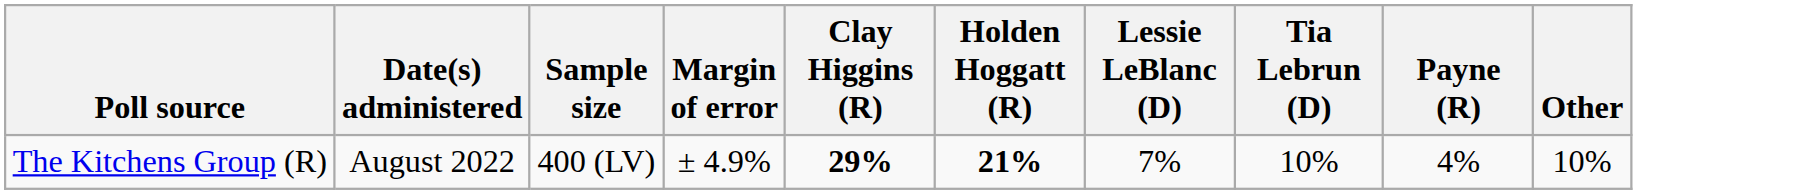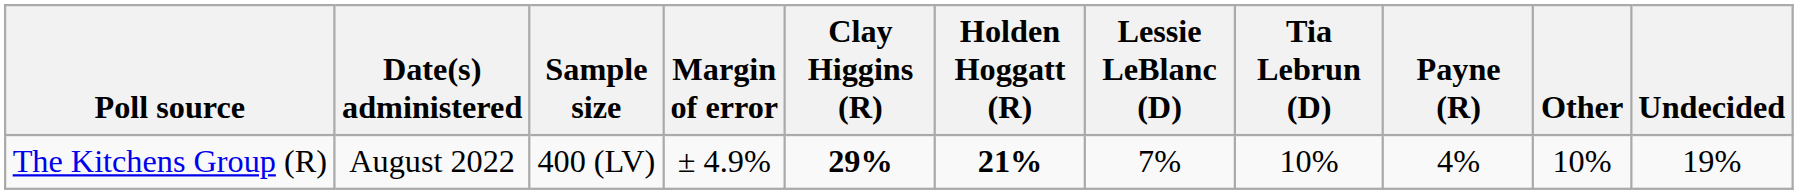+ column: (1712, 107)
